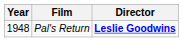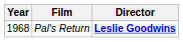(18, 28) 1948 -> (18, 28) 1968
